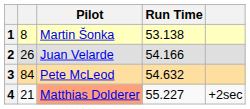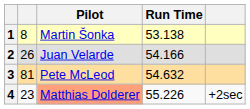(27, 75) 84 -> (27, 75) 81
(27, 94) 21 -> (27, 94) 23
(165, 94) 55.227 -> (165, 94) 55.226
